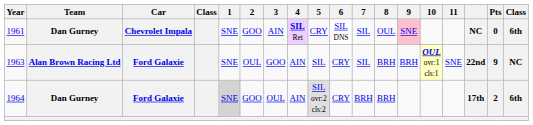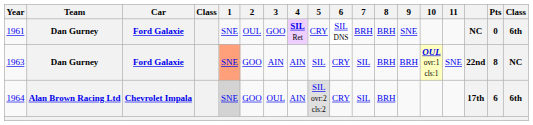(158, 31) Chevrolet Impala -> (158, 31) Ford Galaxie
(252, 31) GOO -> (252, 31) OUL
(276, 31) AIN -> (276, 31) GOO
(363, 31) SIL -> (363, 31) BRH
(386, 31) OUL -> (386, 31) BRH
(409, 31) pink background -> (409, 31) no background
(75, 62) Alan Brown Racing Ltd -> (75, 62) Dan Gurney
(230, 62) no background -> (230, 62) lightsalmon background
(252, 62) OUL -> (252, 62) GOO
(276, 62) GOO -> (276, 62) AIN
(495, 62) 9 -> (495, 62) 8
(75, 98) Dan Gurney -> (75, 98) Alan Brown Racing Ltd
(158, 98) Ford Galaxie -> (158, 98) Chevrolet Impala
(363, 98) BRH -> (363, 98) SIL
(495, 98) 2 -> (495, 98) 6
